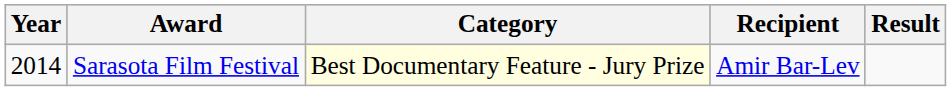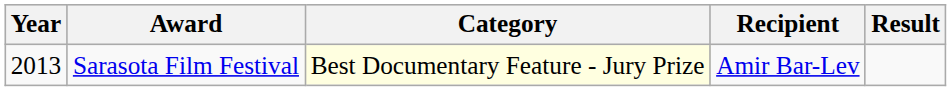(36, 64) 2014 -> (36, 64) 2013
